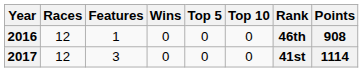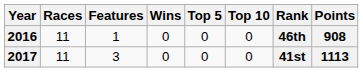(63, 36) 12 -> (63, 36) 11
(63, 57) 12 -> (63, 57) 11
(335, 57) 1114 -> (335, 57) 1113
